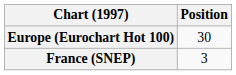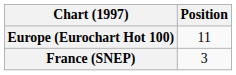(204, 37) 30 -> (204, 37) 11
